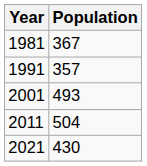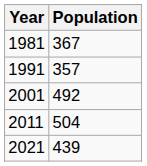(66, 95) 493 -> (66, 95) 492
(66, 148) 430 -> (66, 148) 439
